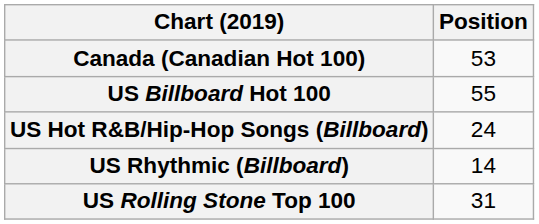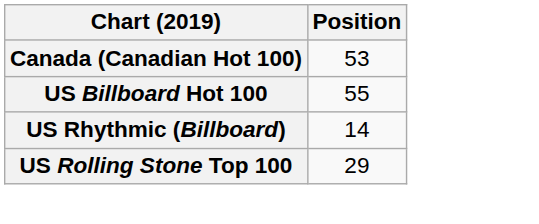- row: (219, 129)
(483, 201) 31 -> (357, 165) 29
